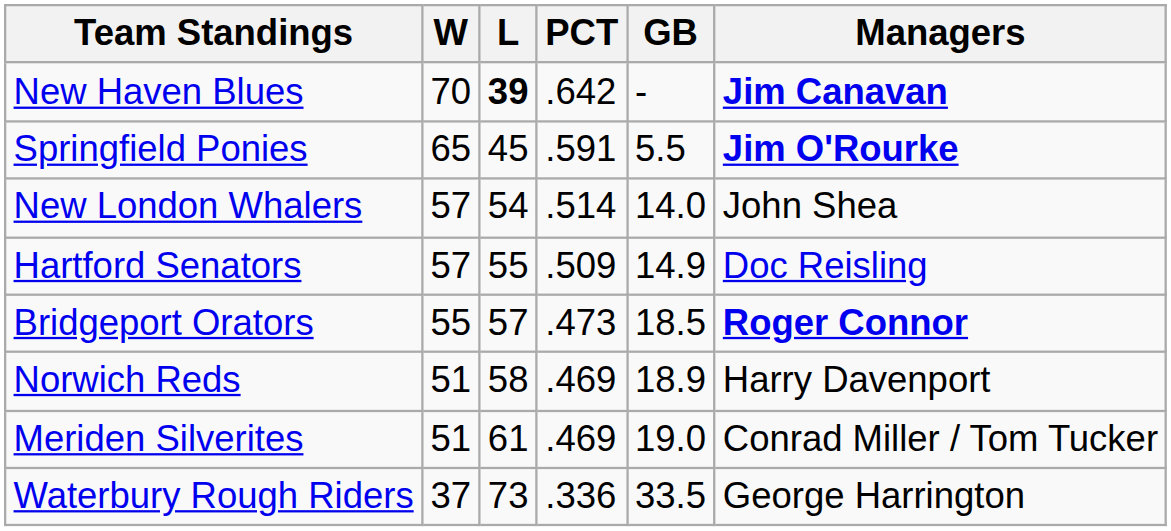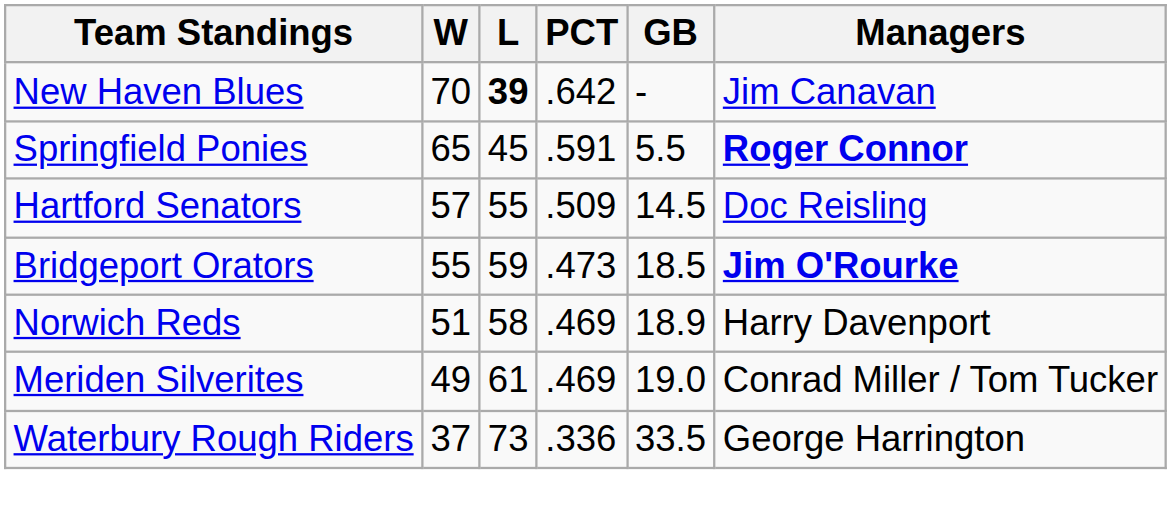(835, 91) bold -> (829, 91) normal
(841, 149) Jim O'Rourke -> (845, 149) Roger Connor
- row: (188, 206)
(671, 264) 14.9 -> (671, 206) 14.5
(508, 322) 57 -> (508, 264) 59
(845, 322) Roger Connor -> (841, 264) Jim O'Rourke
(451, 438) 51 -> (451, 380) 49
